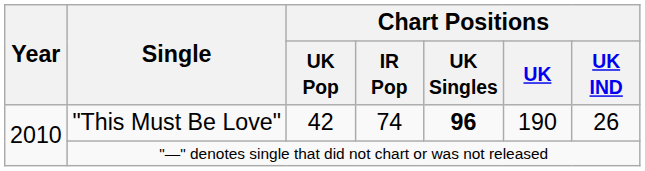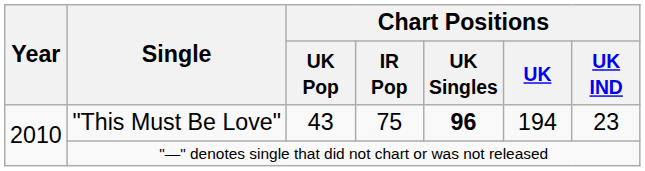(321, 122) 42 -> (321, 122) 43
(389, 122) 74 -> (389, 122) 75
(537, 122) 190 -> (537, 122) 194
(606, 122) 26 -> (606, 122) 23
